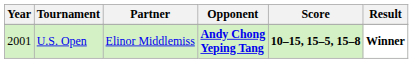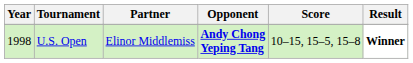(19, 41) 2001 -> (19, 41) 1998
(316, 41) bold -> (316, 41) normal
